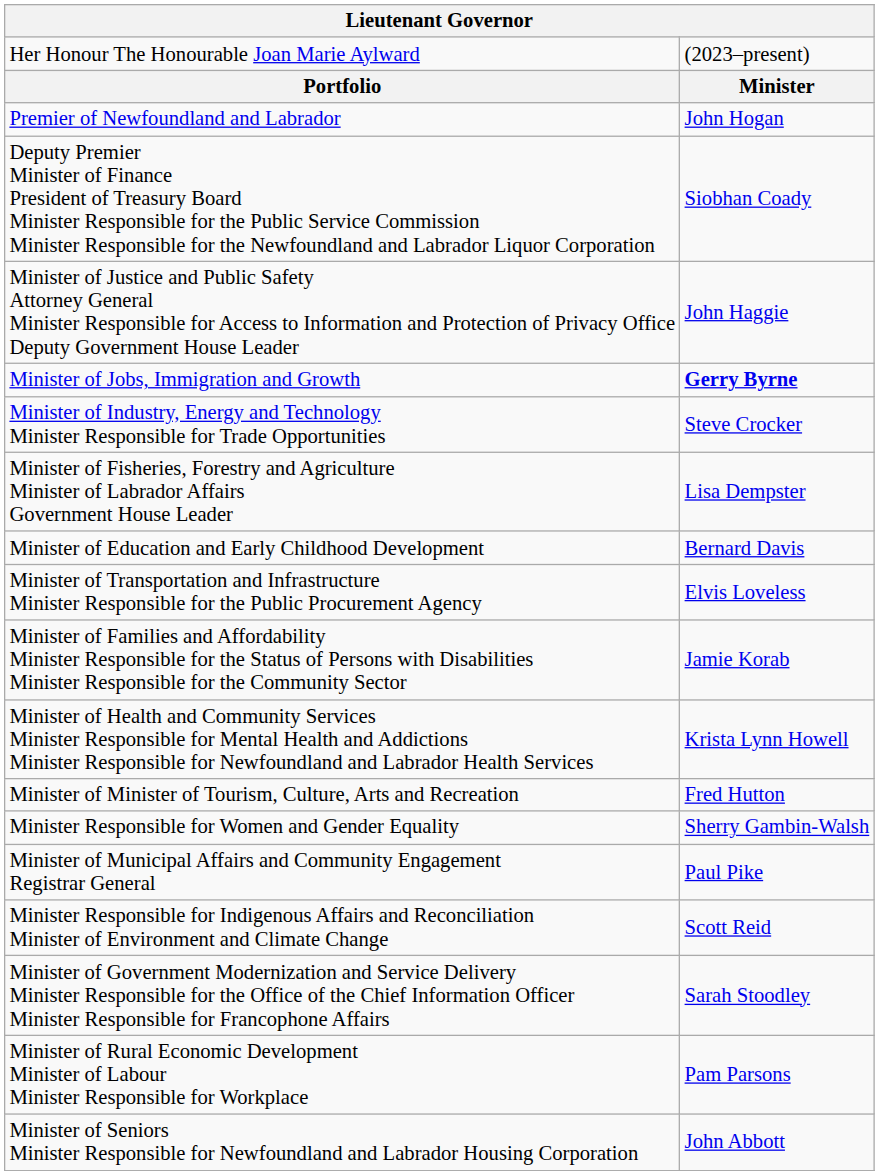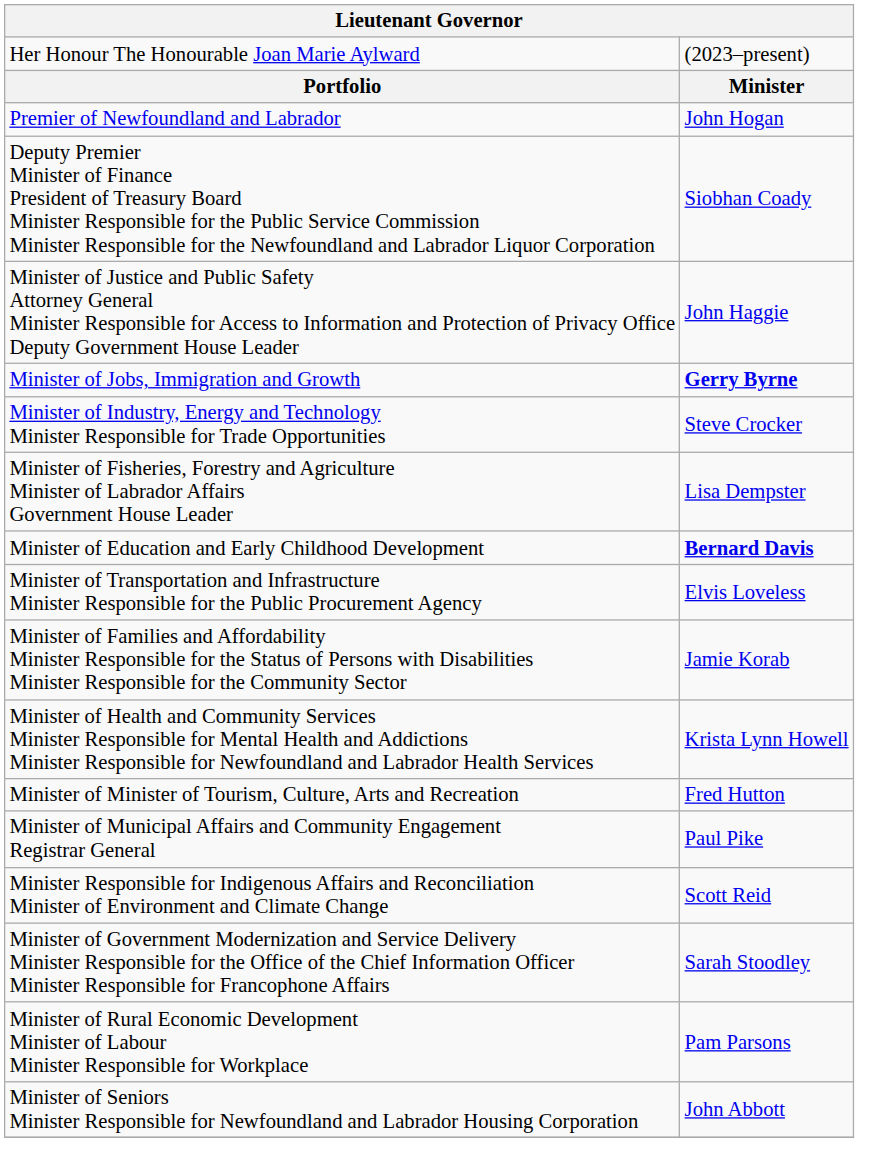(744, 547) normal -> (749, 547) bold
- row: (234, 827)
